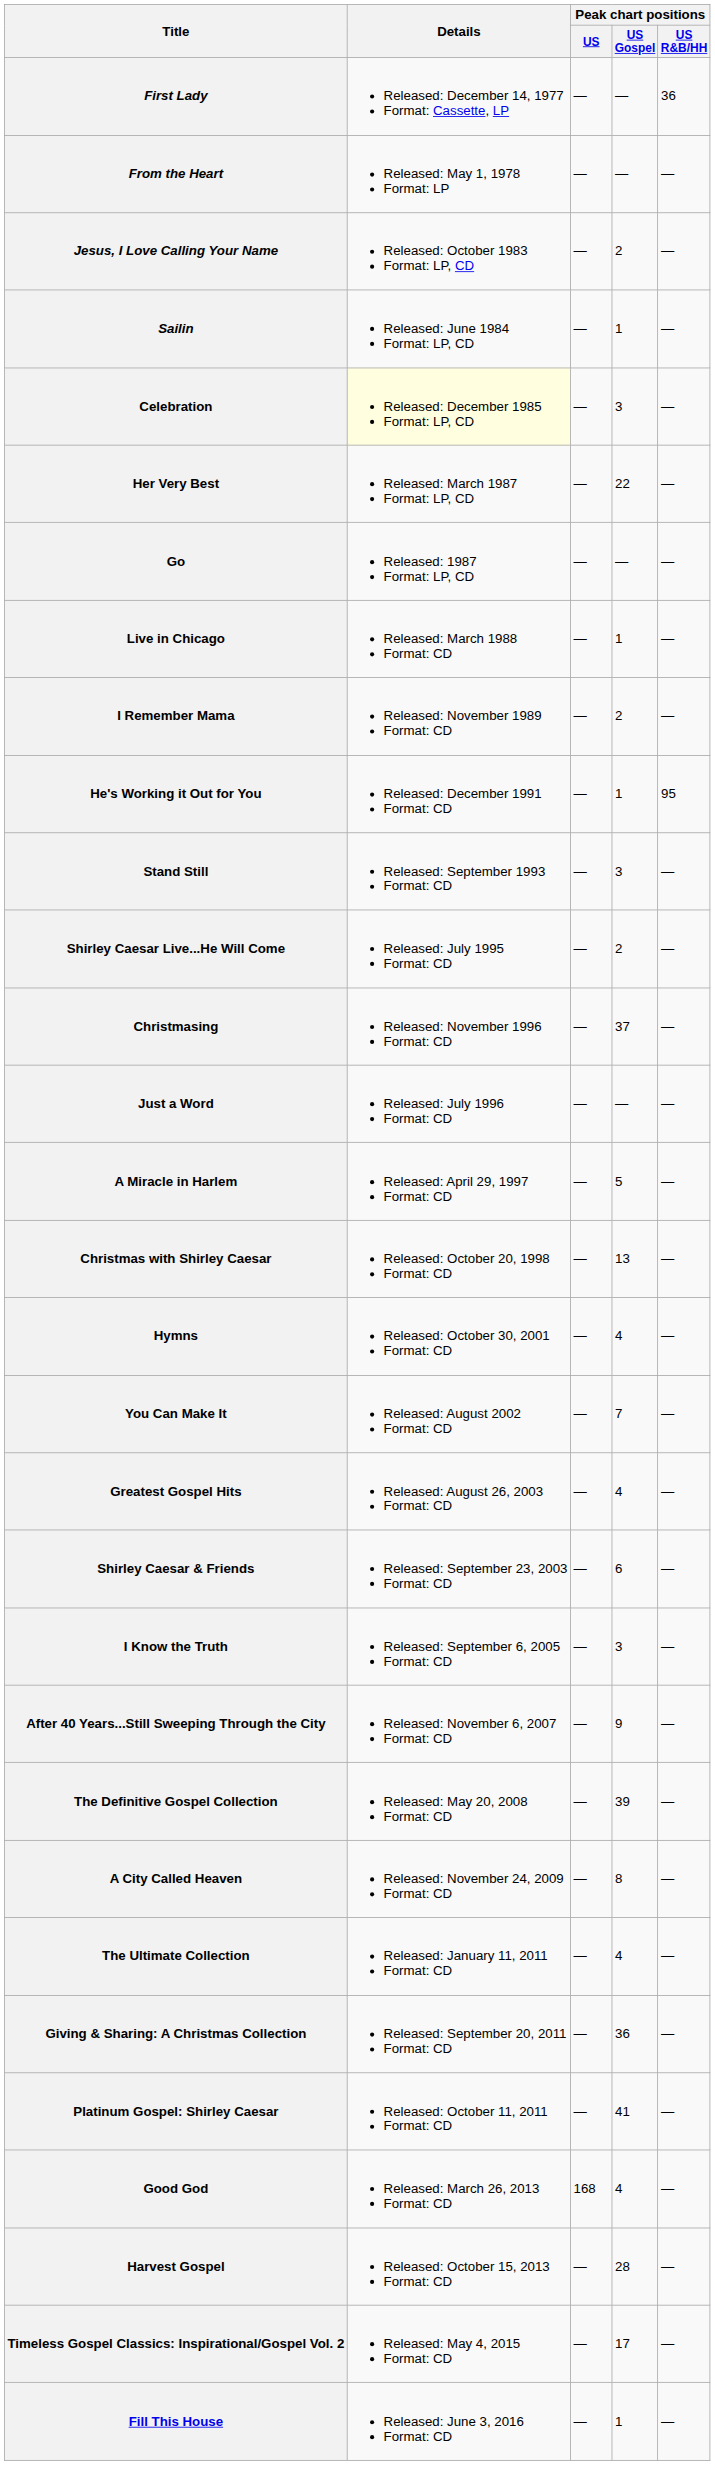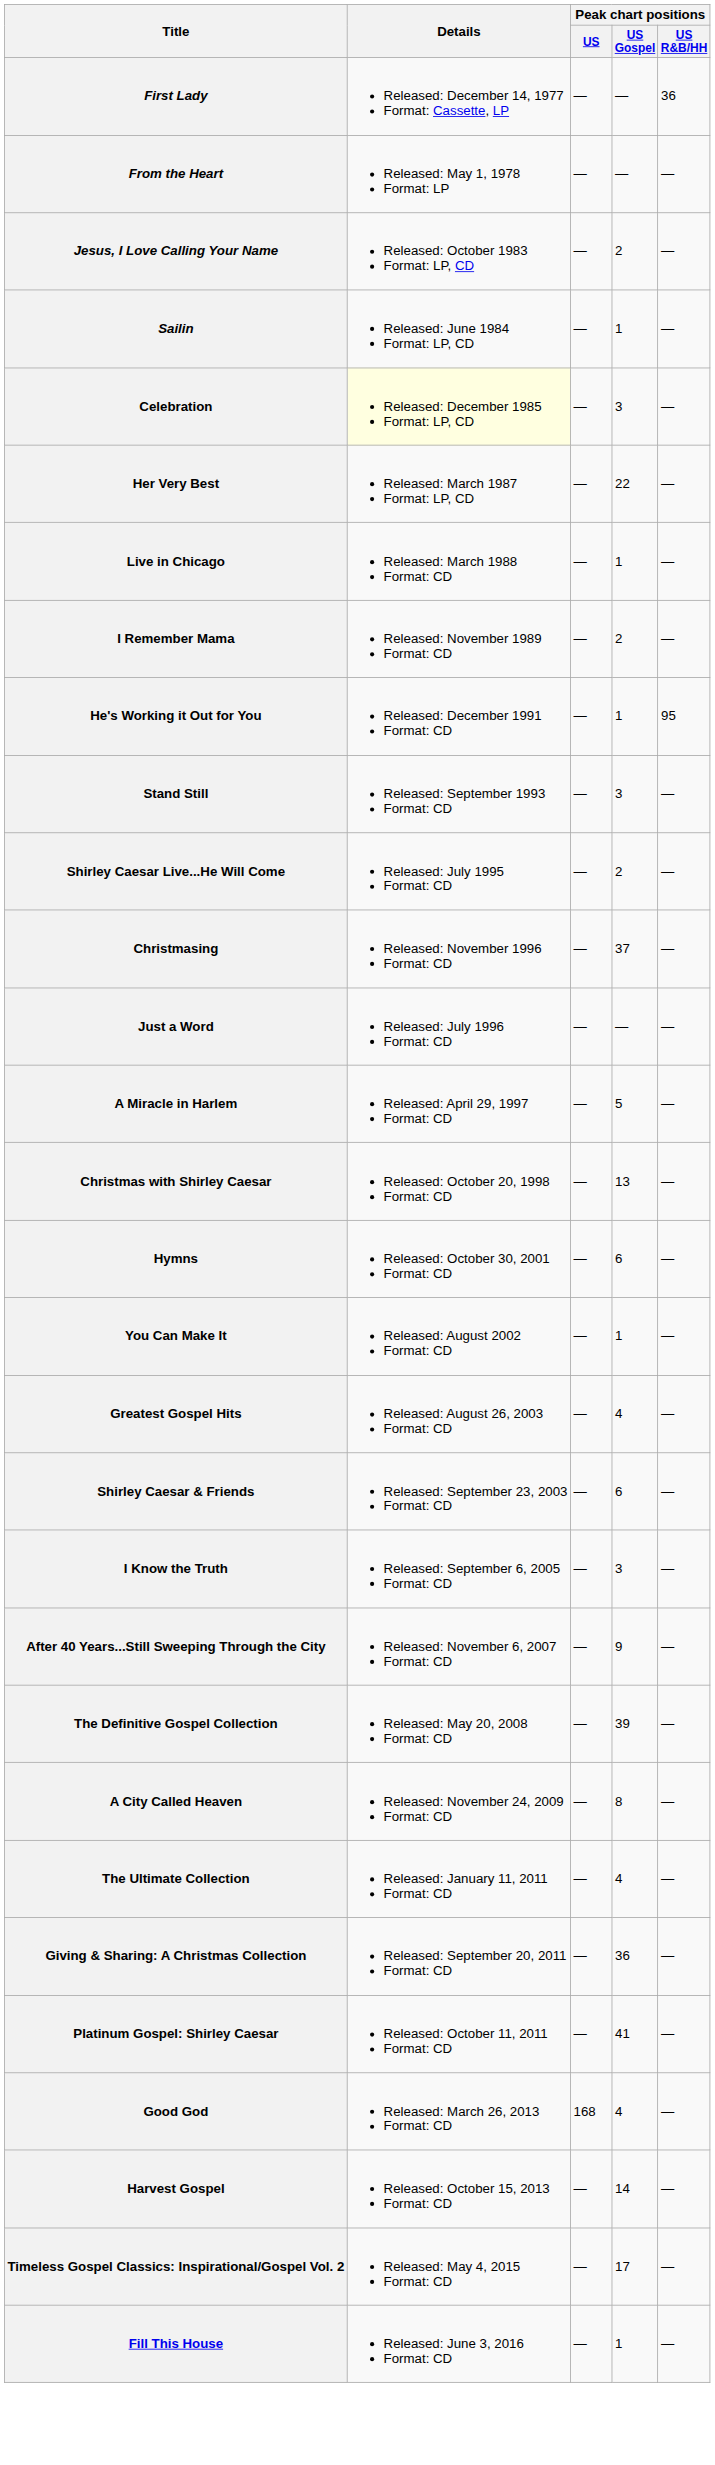- row: (176, 561)
(619, 1336) 4 -> (619, 1258) 6
(619, 1413) 7 -> (619, 1336) 1
(622, 2266) 28 -> (622, 2189) 14
